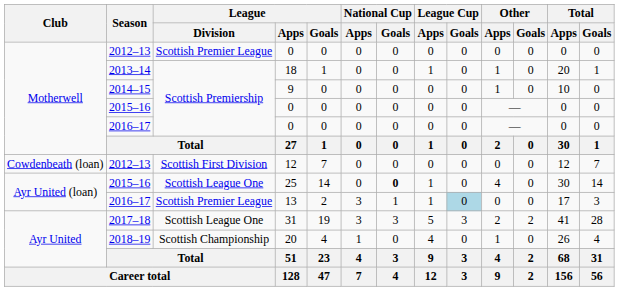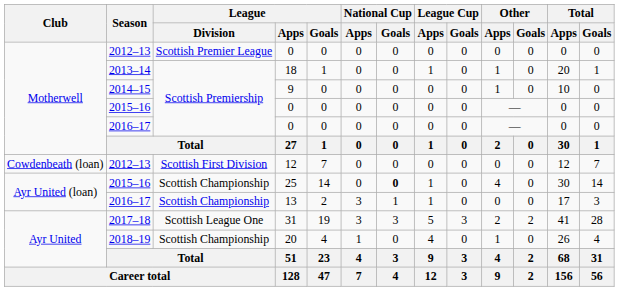(214, 182) Scottish League One -> (214, 182) Scottish Championship
(214, 201) Scottish Premier League -> (214, 201) Scottish Championship
(464, 201) lightblue background -> (464, 201) no background
